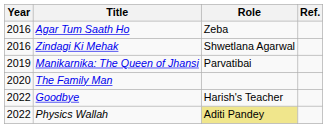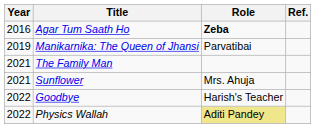(216, 30) normal -> (216, 30) bold
- row: (77, 47)
(19, 81) 2020 -> (19, 64) 2021
+ row: (59, 81)
